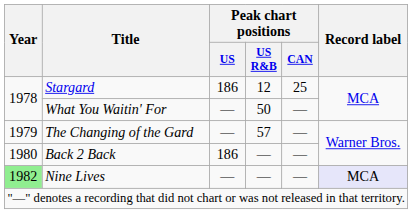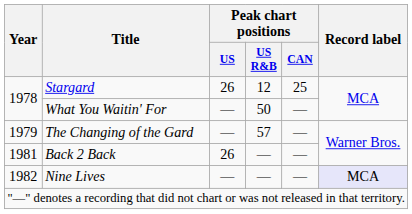(227, 87) 186 -> (227, 87) 26
(23, 154) 1980 -> (23, 154) 1981
(227, 154) 186 -> (227, 154) 26
(23, 176) lightgreen background -> (23, 176) no background
